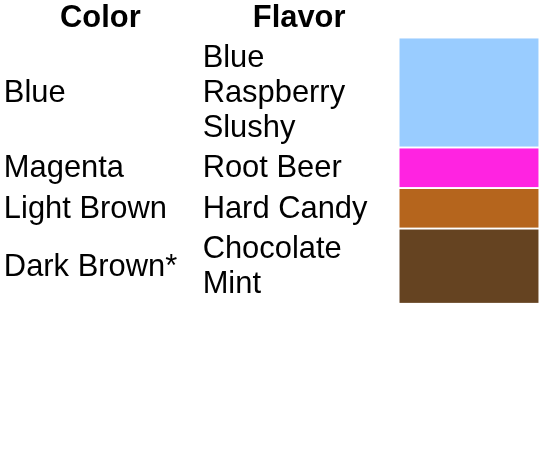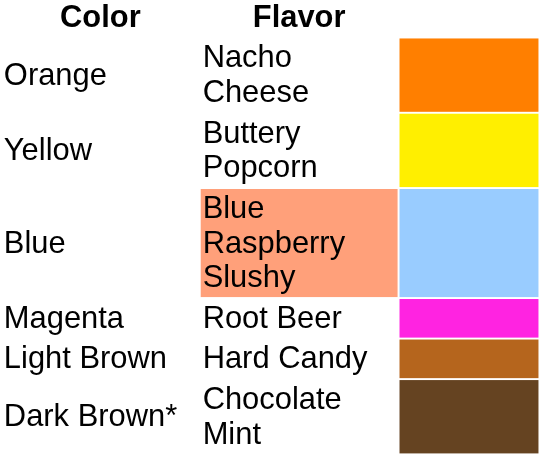+ row: (55, 74)
+ row: (48, 149)
(274, 92) no background -> (274, 242) lightsalmon background
